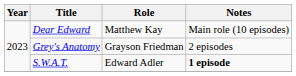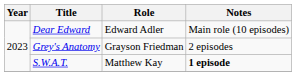(134, 29) Matthew Kay -> (134, 29) Edward Adler
(134, 63) Edward Adler -> (134, 63) Matthew Kay
